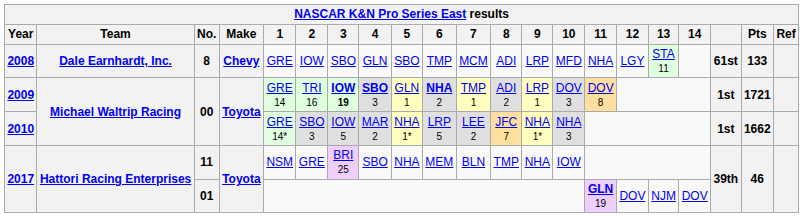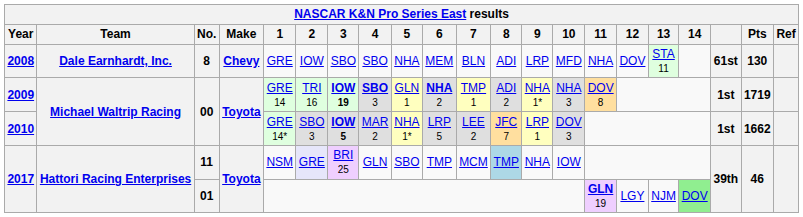(375, 61) GLN -> (375, 61) SBO
(407, 61) SBO -> (407, 61) NHA
(439, 61) TMP -> (439, 61) MEM
(473, 61) MCM -> (473, 61) BLN
(632, 61) LGY -> (632, 61) DOV
(757, 61) 133 -> (757, 61) 130
(537, 94) LRP 1 -> (537, 94) NHA 1*
(569, 94) DOV 3 -> (569, 94) NHA 3
(757, 95) 1721 -> (757, 95) 1719
(343, 128) normal -> (343, 129) bold
(537, 128) NHA 1* -> (537, 128) LRP 1
(569, 128) NHA 3 -> (569, 128) DOV 3
(312, 162) no background -> (312, 162) lavender background
(375, 162) SBO -> (375, 162) GLN
(407, 162) NHA -> (407, 162) SBO
(439, 162) MEM -> (439, 162) TMP
(473, 162) BLN -> (473, 162) MCM
(506, 162) no background -> (506, 162) lightblue background
(632, 196) DOV -> (632, 196) LGY
(695, 196) no background -> (695, 196) lightgreen background
